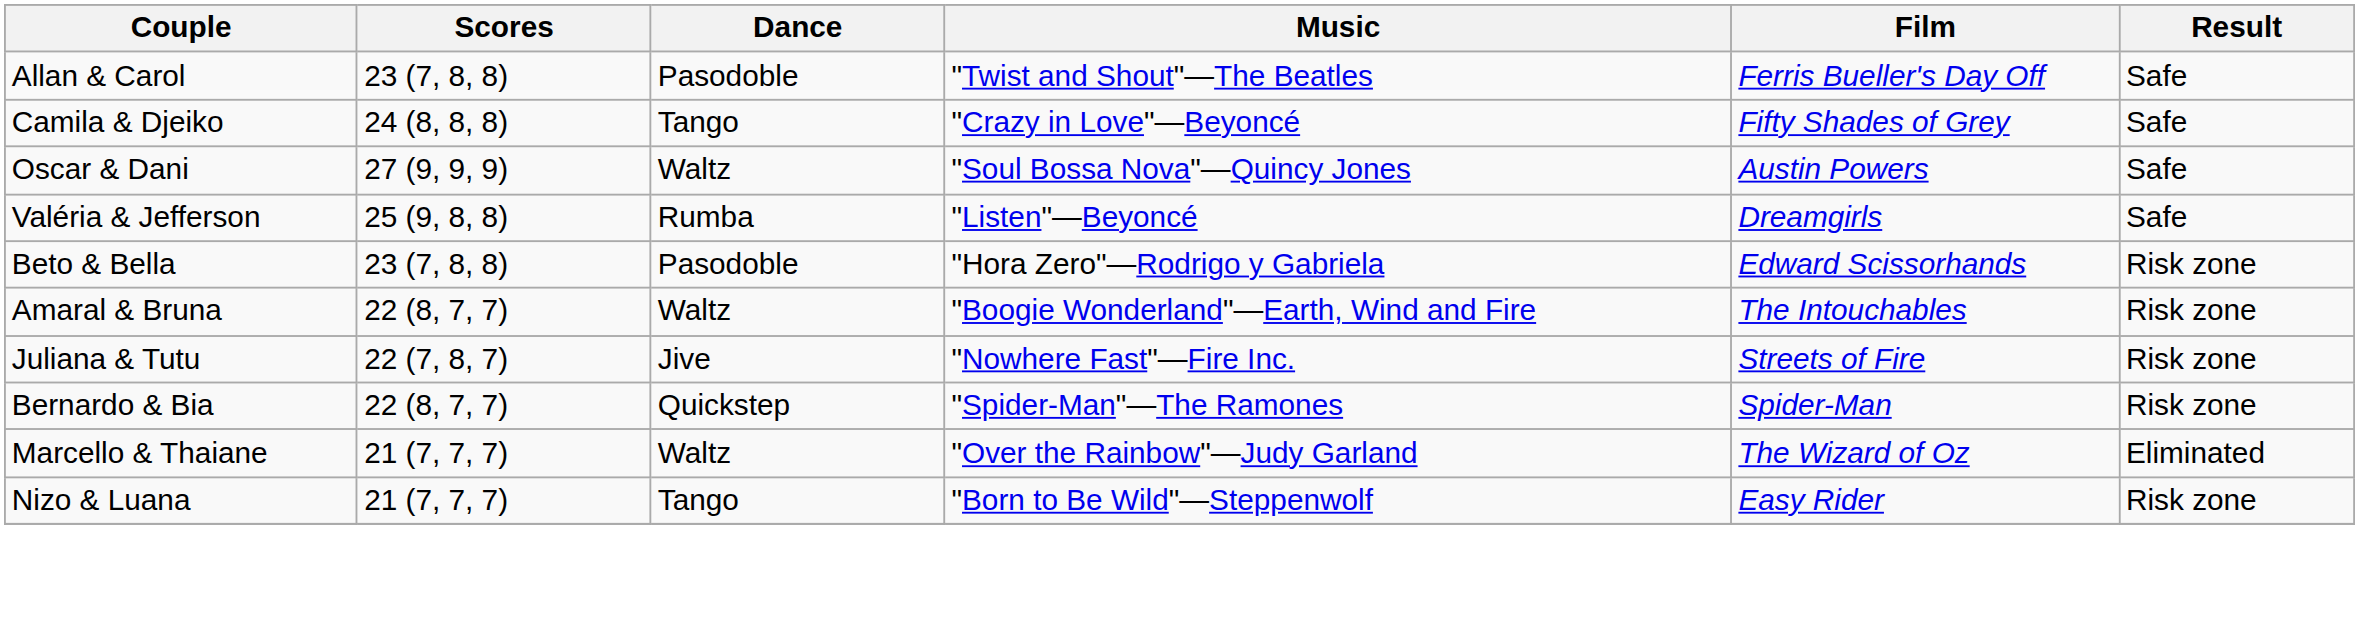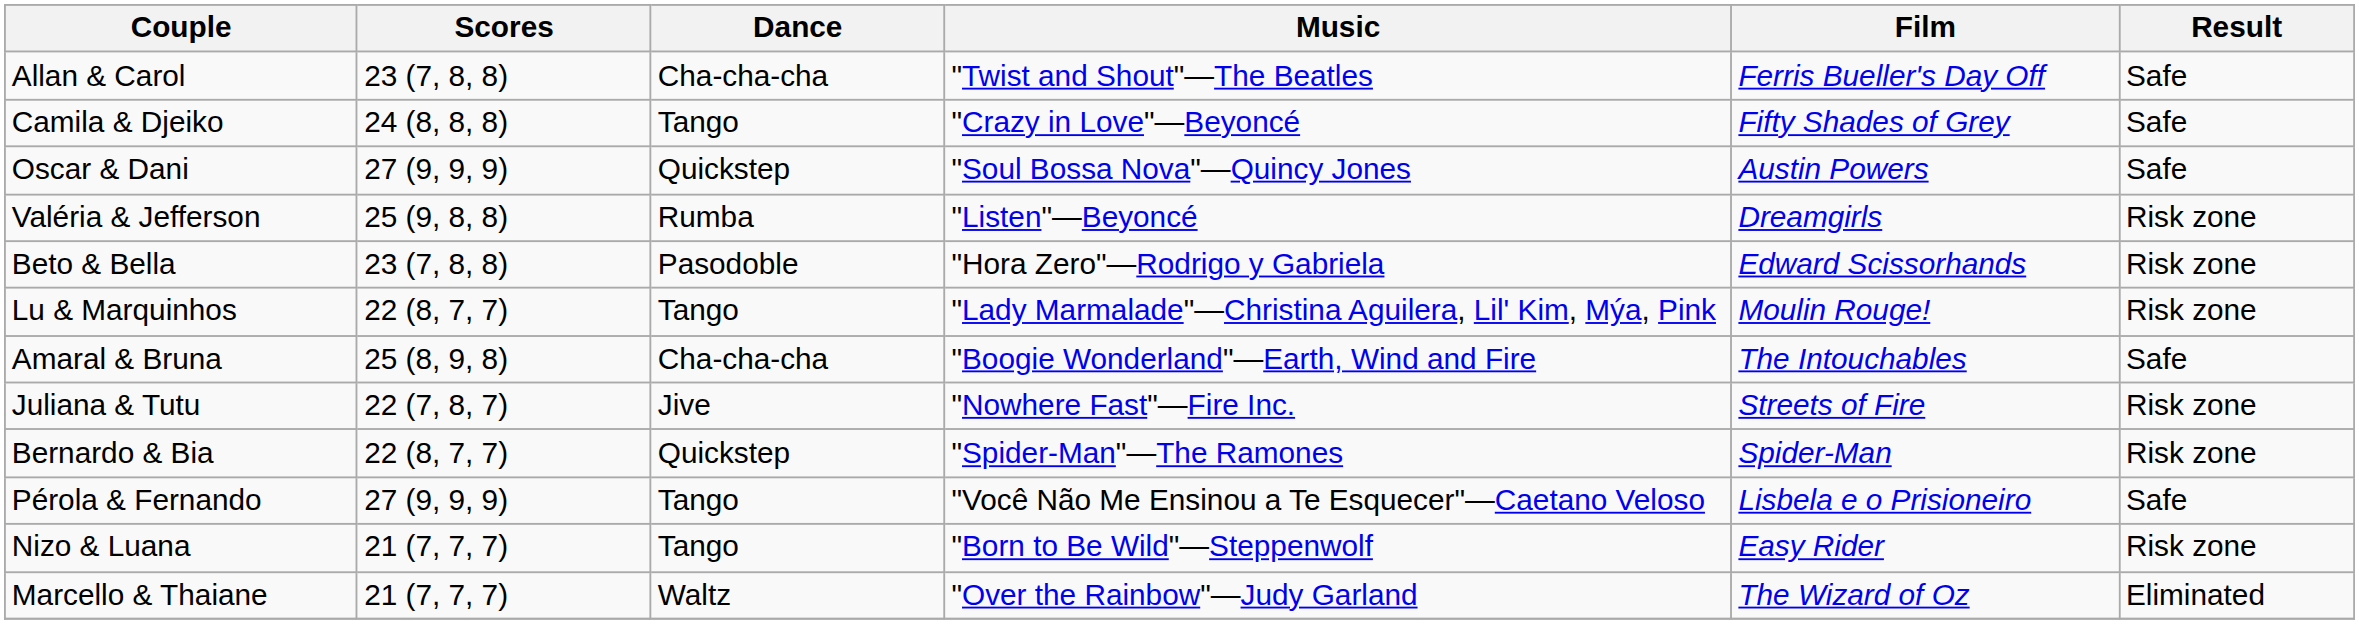(728, 75) Pasodoble -> (743, 75) Cha-cha-cha
(694, 169) Waltz -> (724, 169) Quickstep
(2157, 216) Safe -> (2191, 216) Risk zone
+ row: (124, 311)
(436, 311) 22 (8, 7, 7) -> (436, 358) 25 (8, 9, 8)
(694, 311) Waltz -> (743, 358) Cha-cha-cha
(2191, 311) Risk zone -> (2157, 358) Safe
+ row: (137, 500)
rows swapped: (140, 452) <-> (101, 500)
